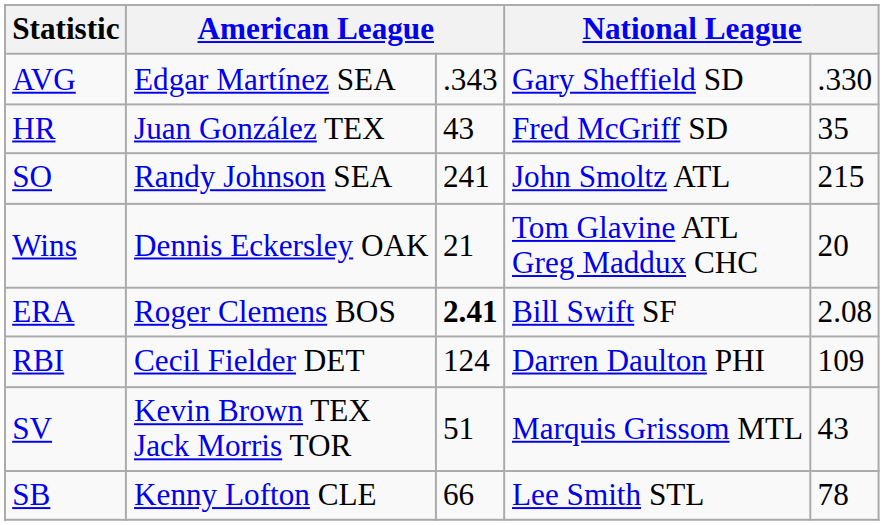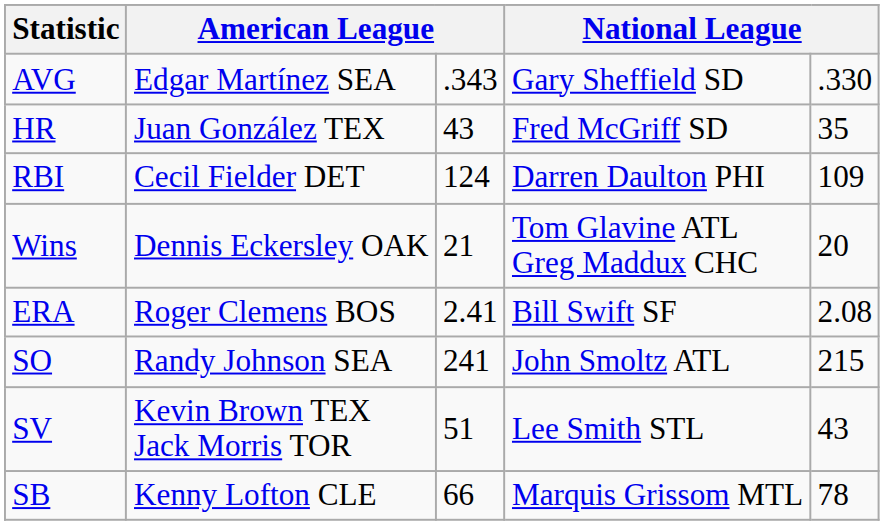rows swapped: (38, 361) <-> (32, 177)
(470, 311) bold -> (470, 311) normal
(658, 428) Marquis Grissom MTL -> (608, 428) Lee Smith STL
(608, 495) Lee Smith STL -> (658, 495) Marquis Grissom MTL
